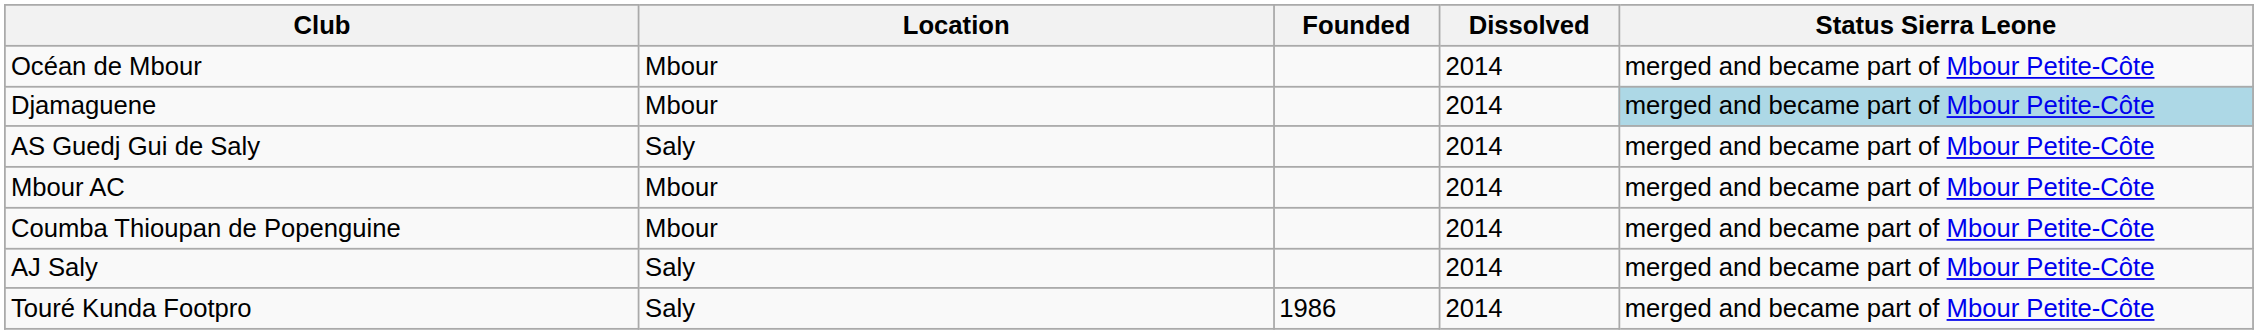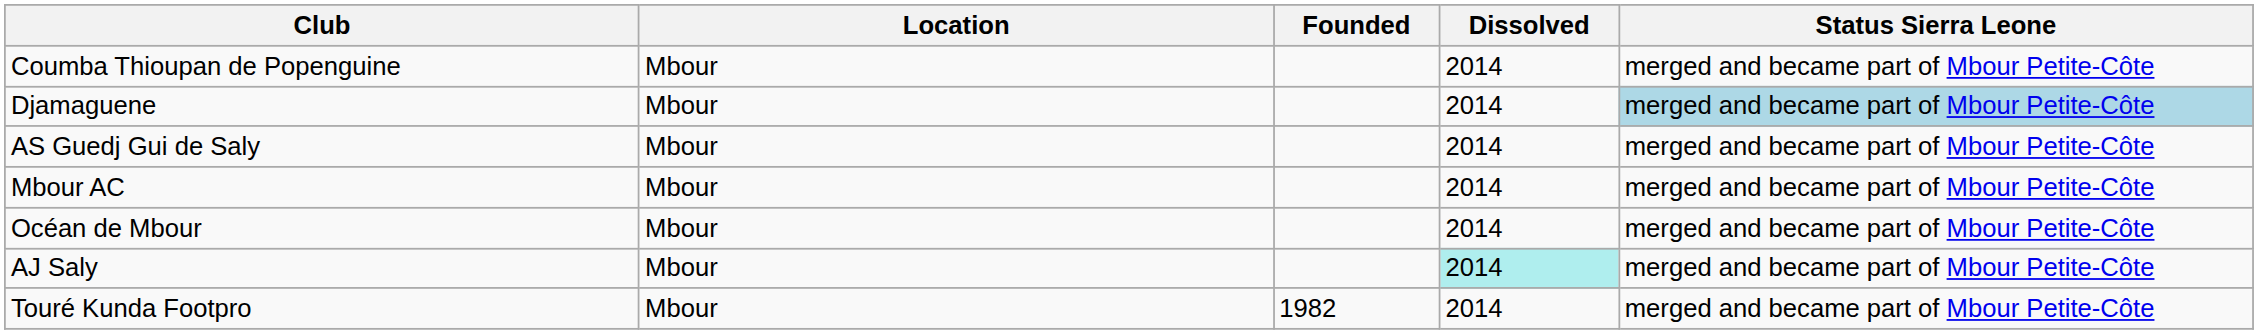rows swapped: (206, 228) <-> (106, 66)
(670, 147) Saly -> (681, 147) Mbour
(670, 268) Saly -> (681, 268) Mbour
(1474, 268) no background -> (1474, 268) paleturquoise background
(670, 309) Saly -> (681, 309) Mbour
(1308, 309) 1986 -> (1308, 309) 1982
